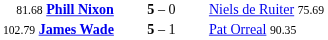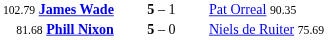rows swapped: (58, 29) <-> (65, 10)
